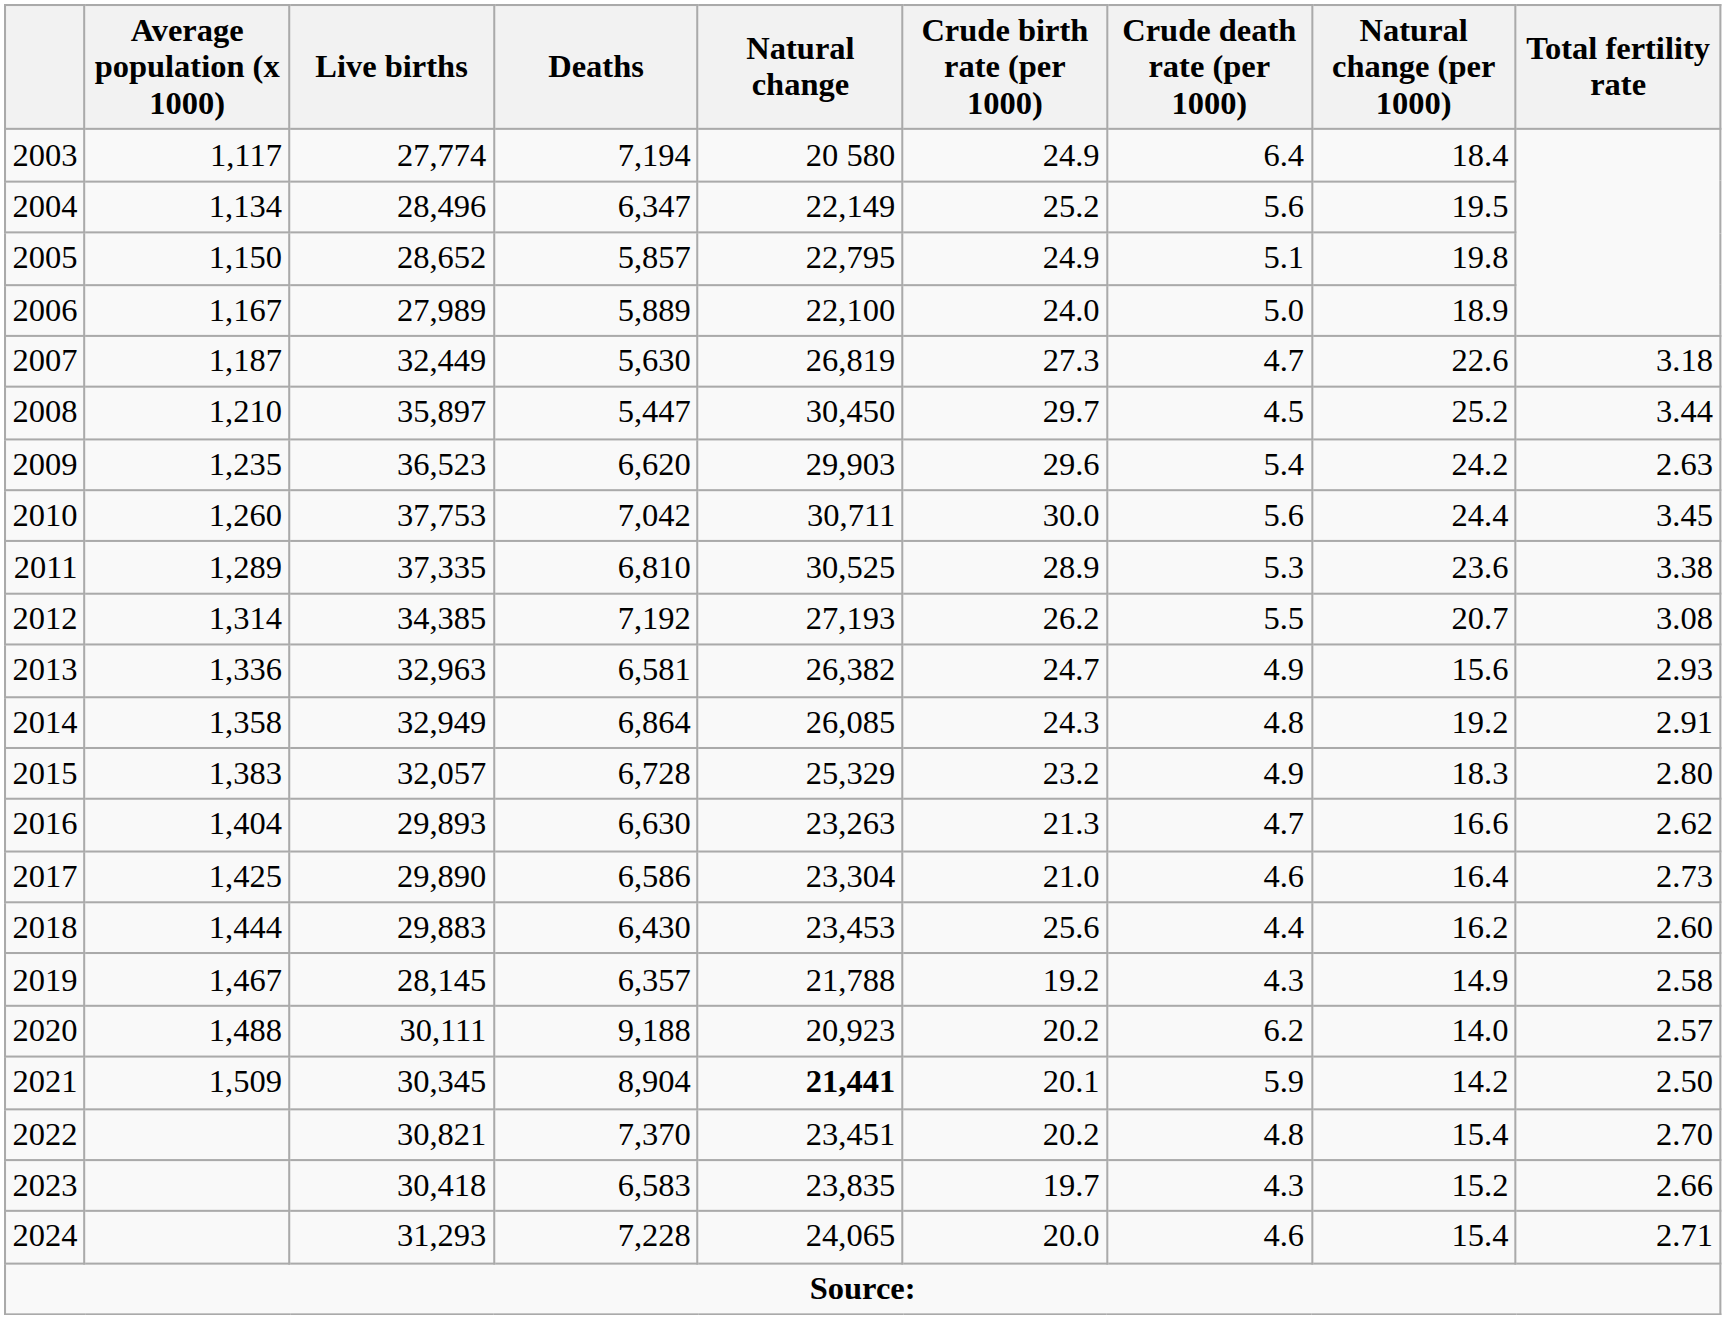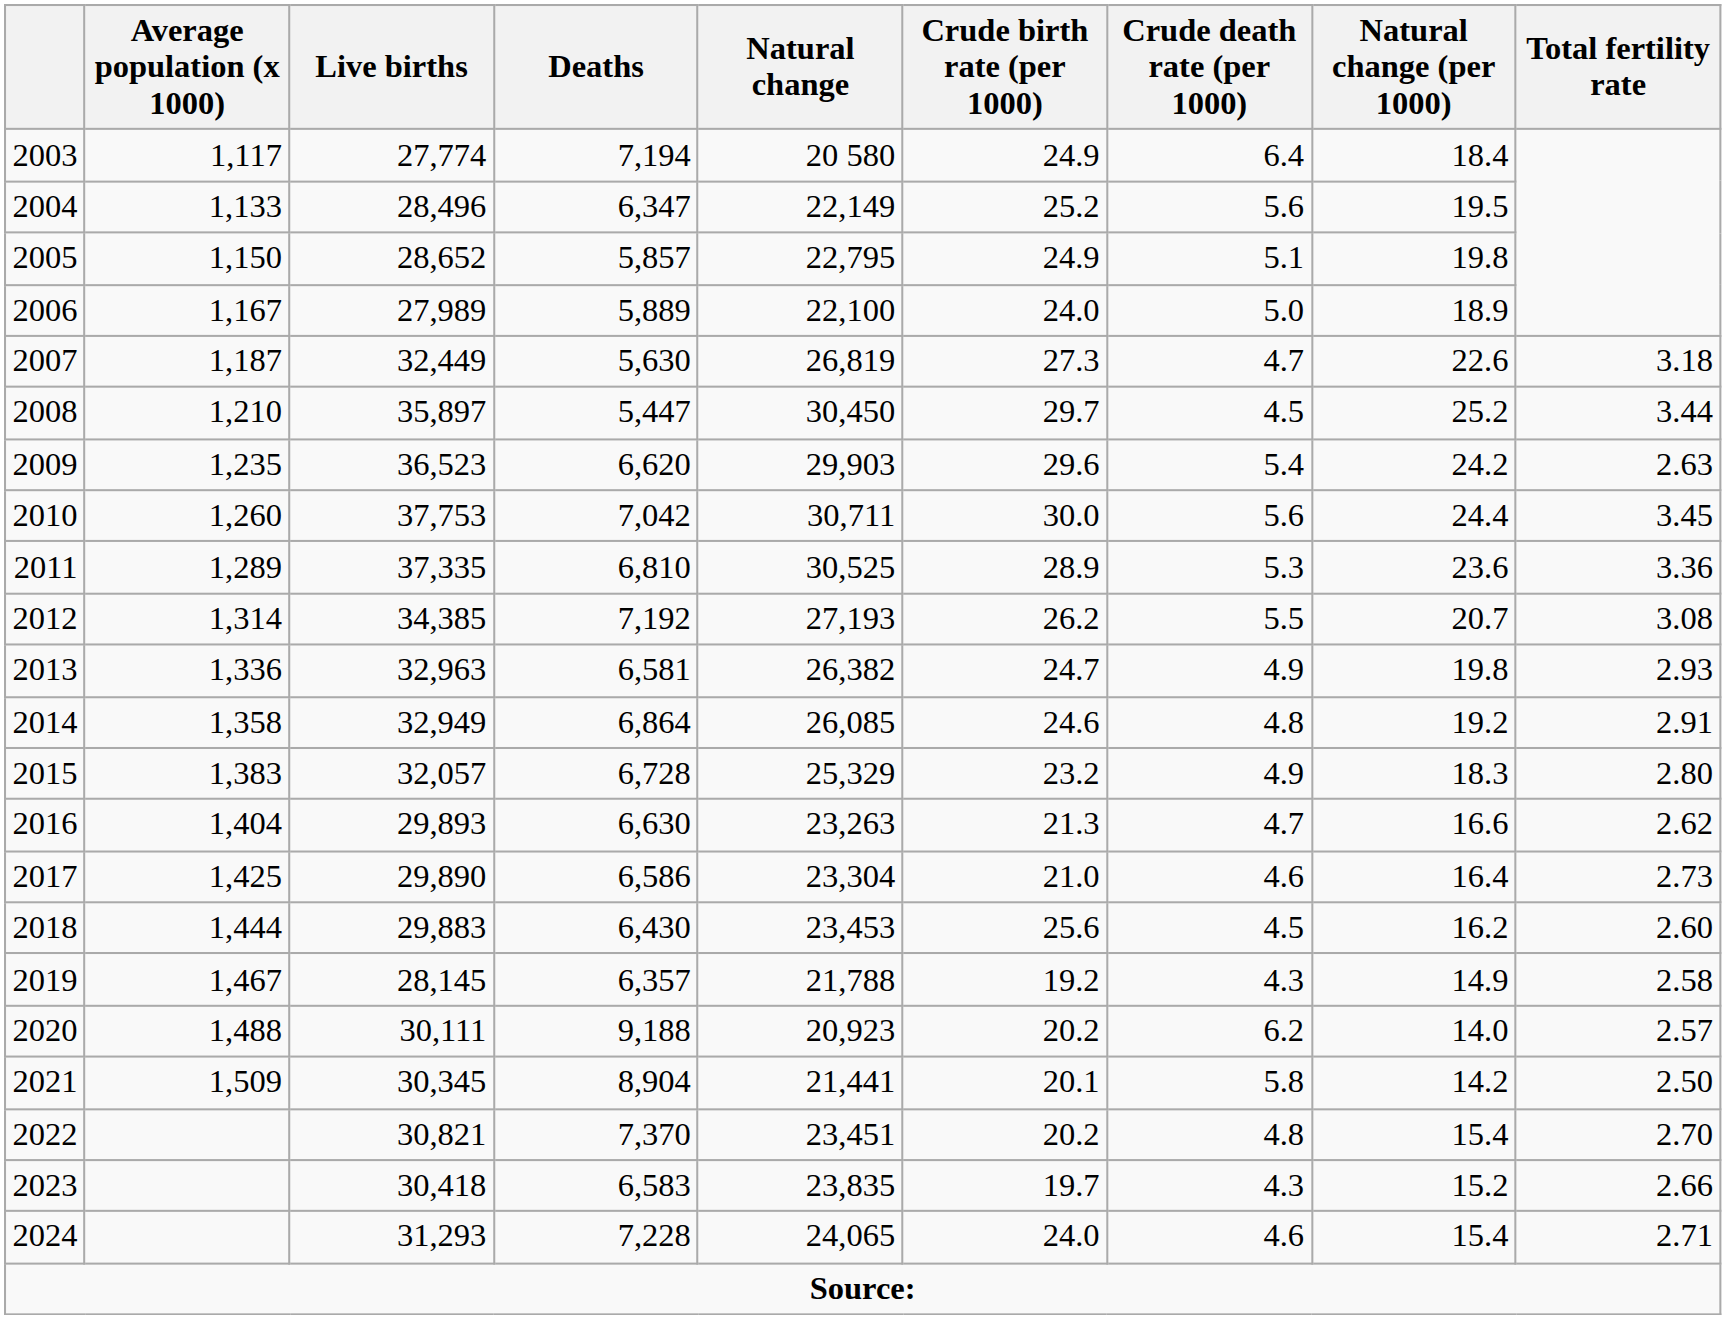(245, 206) 1,134 -> (245, 206) 1,133
(1684, 566) 3.38 -> (1684, 566) 3.36
(1480, 669) 15.6 -> (1480, 669) 19.8
(1071, 721) 24.3 -> (1071, 721) 24.6
(1284, 927) 4.4 -> (1284, 927) 4.5
(851, 1082) bold -> (851, 1082) normal
(1284, 1082) 5.9 -> (1284, 1082) 5.8
(1071, 1236) 20.0 -> (1071, 1236) 24.0
